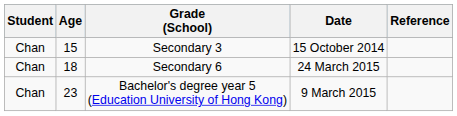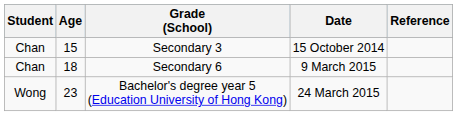(339, 67) 24 March 2015 -> (339, 67) 9 March 2015
(30, 93) Chan -> (30, 93) Wong
(339, 93) 9 March 2015 -> (339, 93) 24 March 2015
